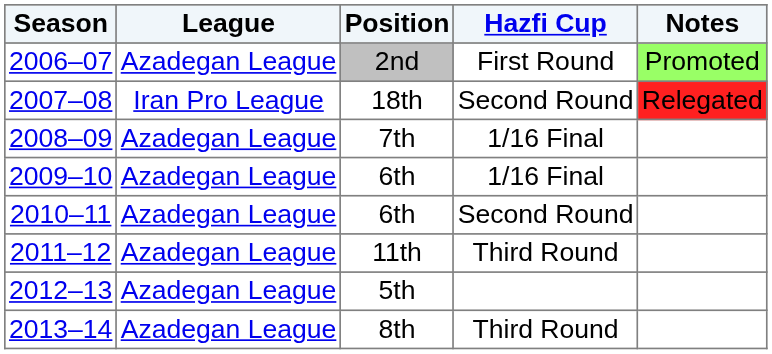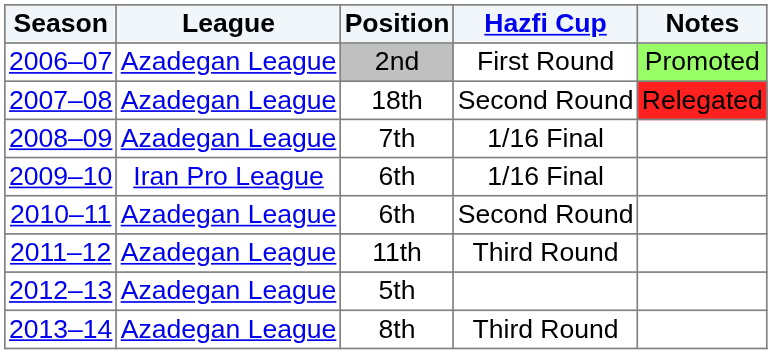(229, 99) Iran Pro League -> (229, 99) Azadegan League
(229, 176) Azadegan League -> (229, 176) Iran Pro League
